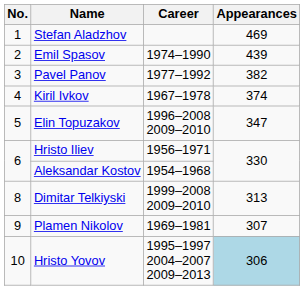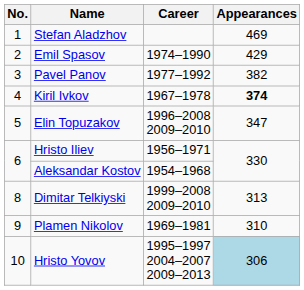(257, 55) 439 -> (257, 55) 429
(257, 95) normal -> (257, 95) bold
(257, 226) 307 -> (257, 226) 310
